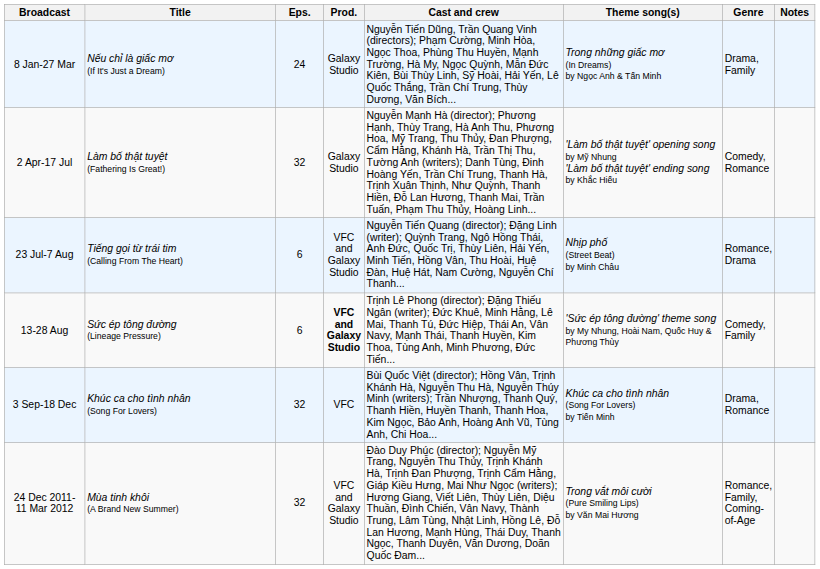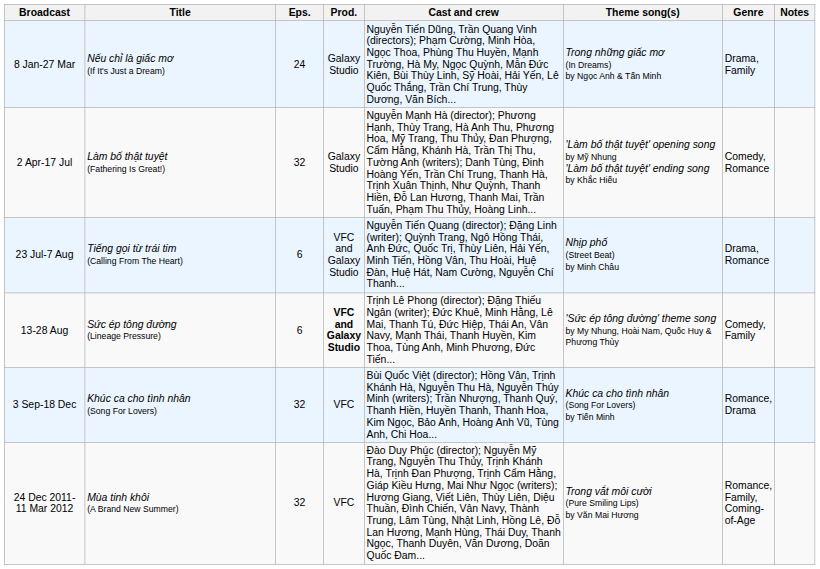(748, 255) Romance, Drama -> (747, 255) Drama, Romance
(747, 405) Drama, Romance -> (748, 405) Romance, Drama
(344, 503) VFC and Galaxy Studio -> (344, 503) VFC
